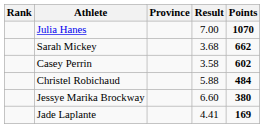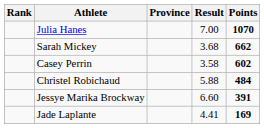(243, 98) 380 -> (243, 98) 391
